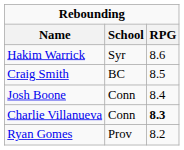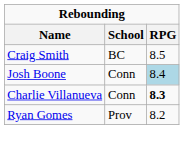- row: (46, 54)
(158, 94) no background -> (158, 74) lightblue background
